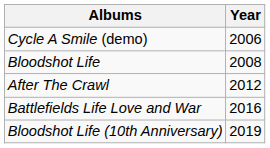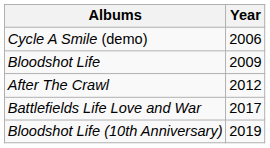(245, 62) 2008 -> (245, 62) 2009
(245, 108) 2016 -> (245, 108) 2017
